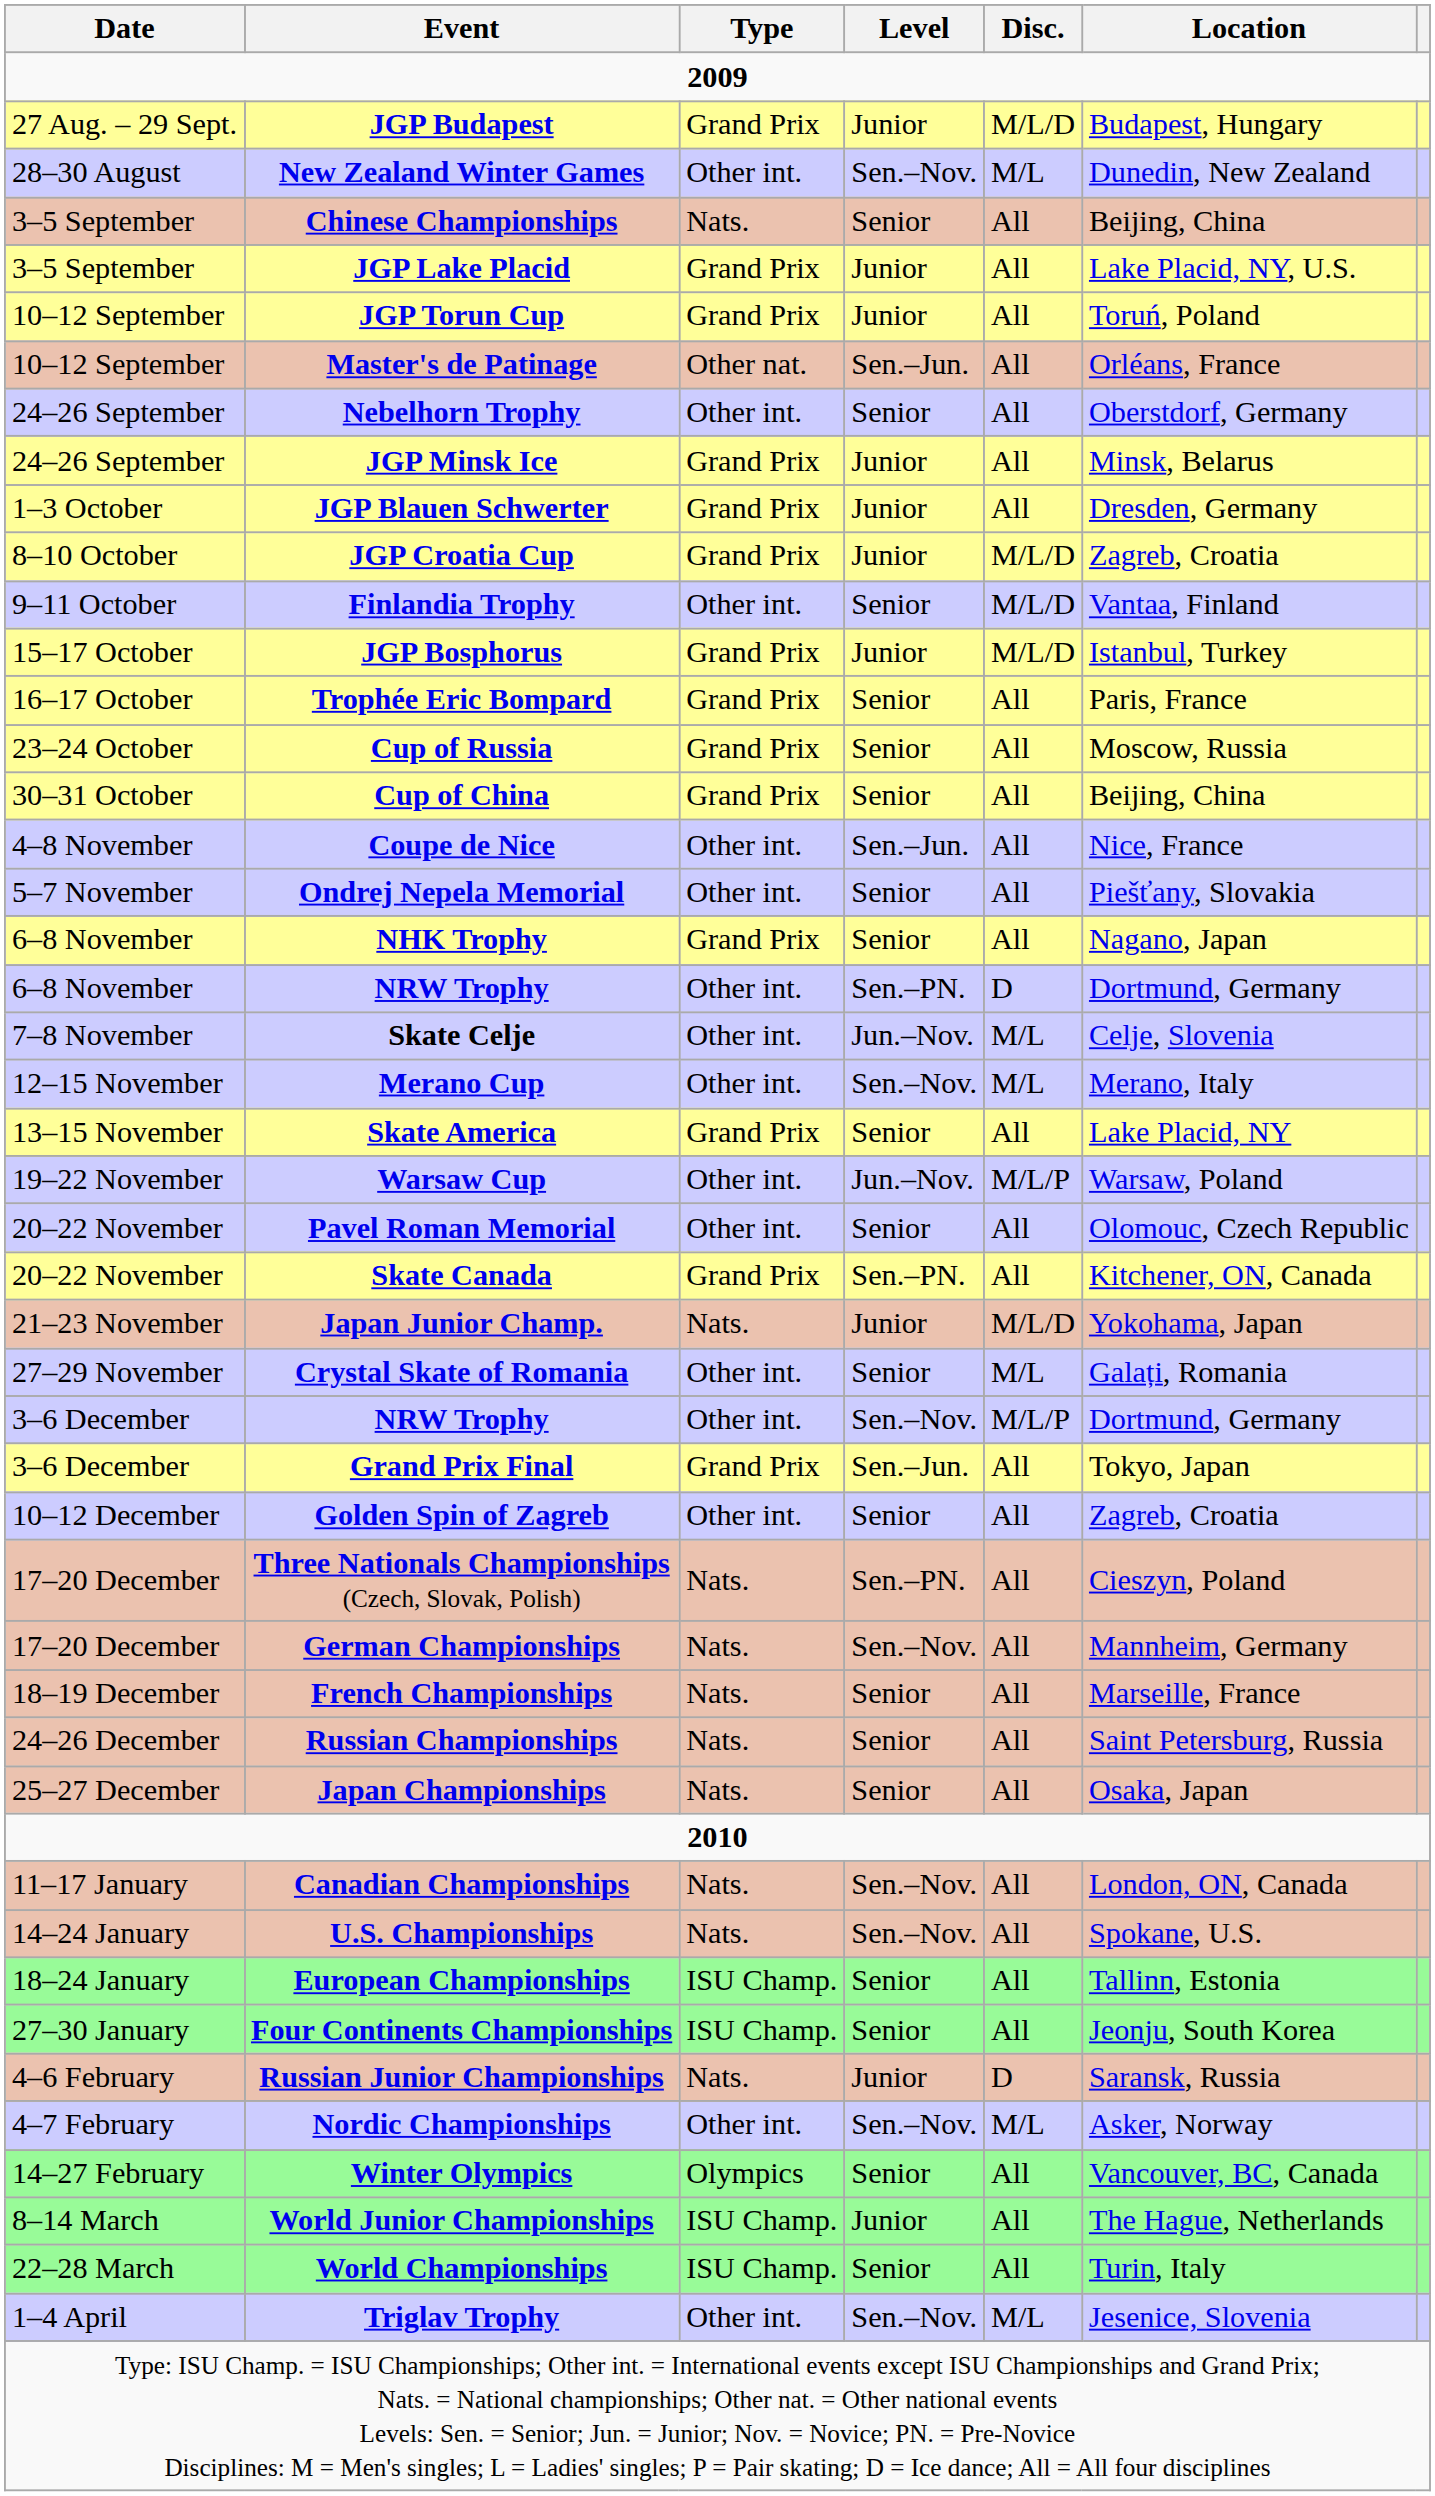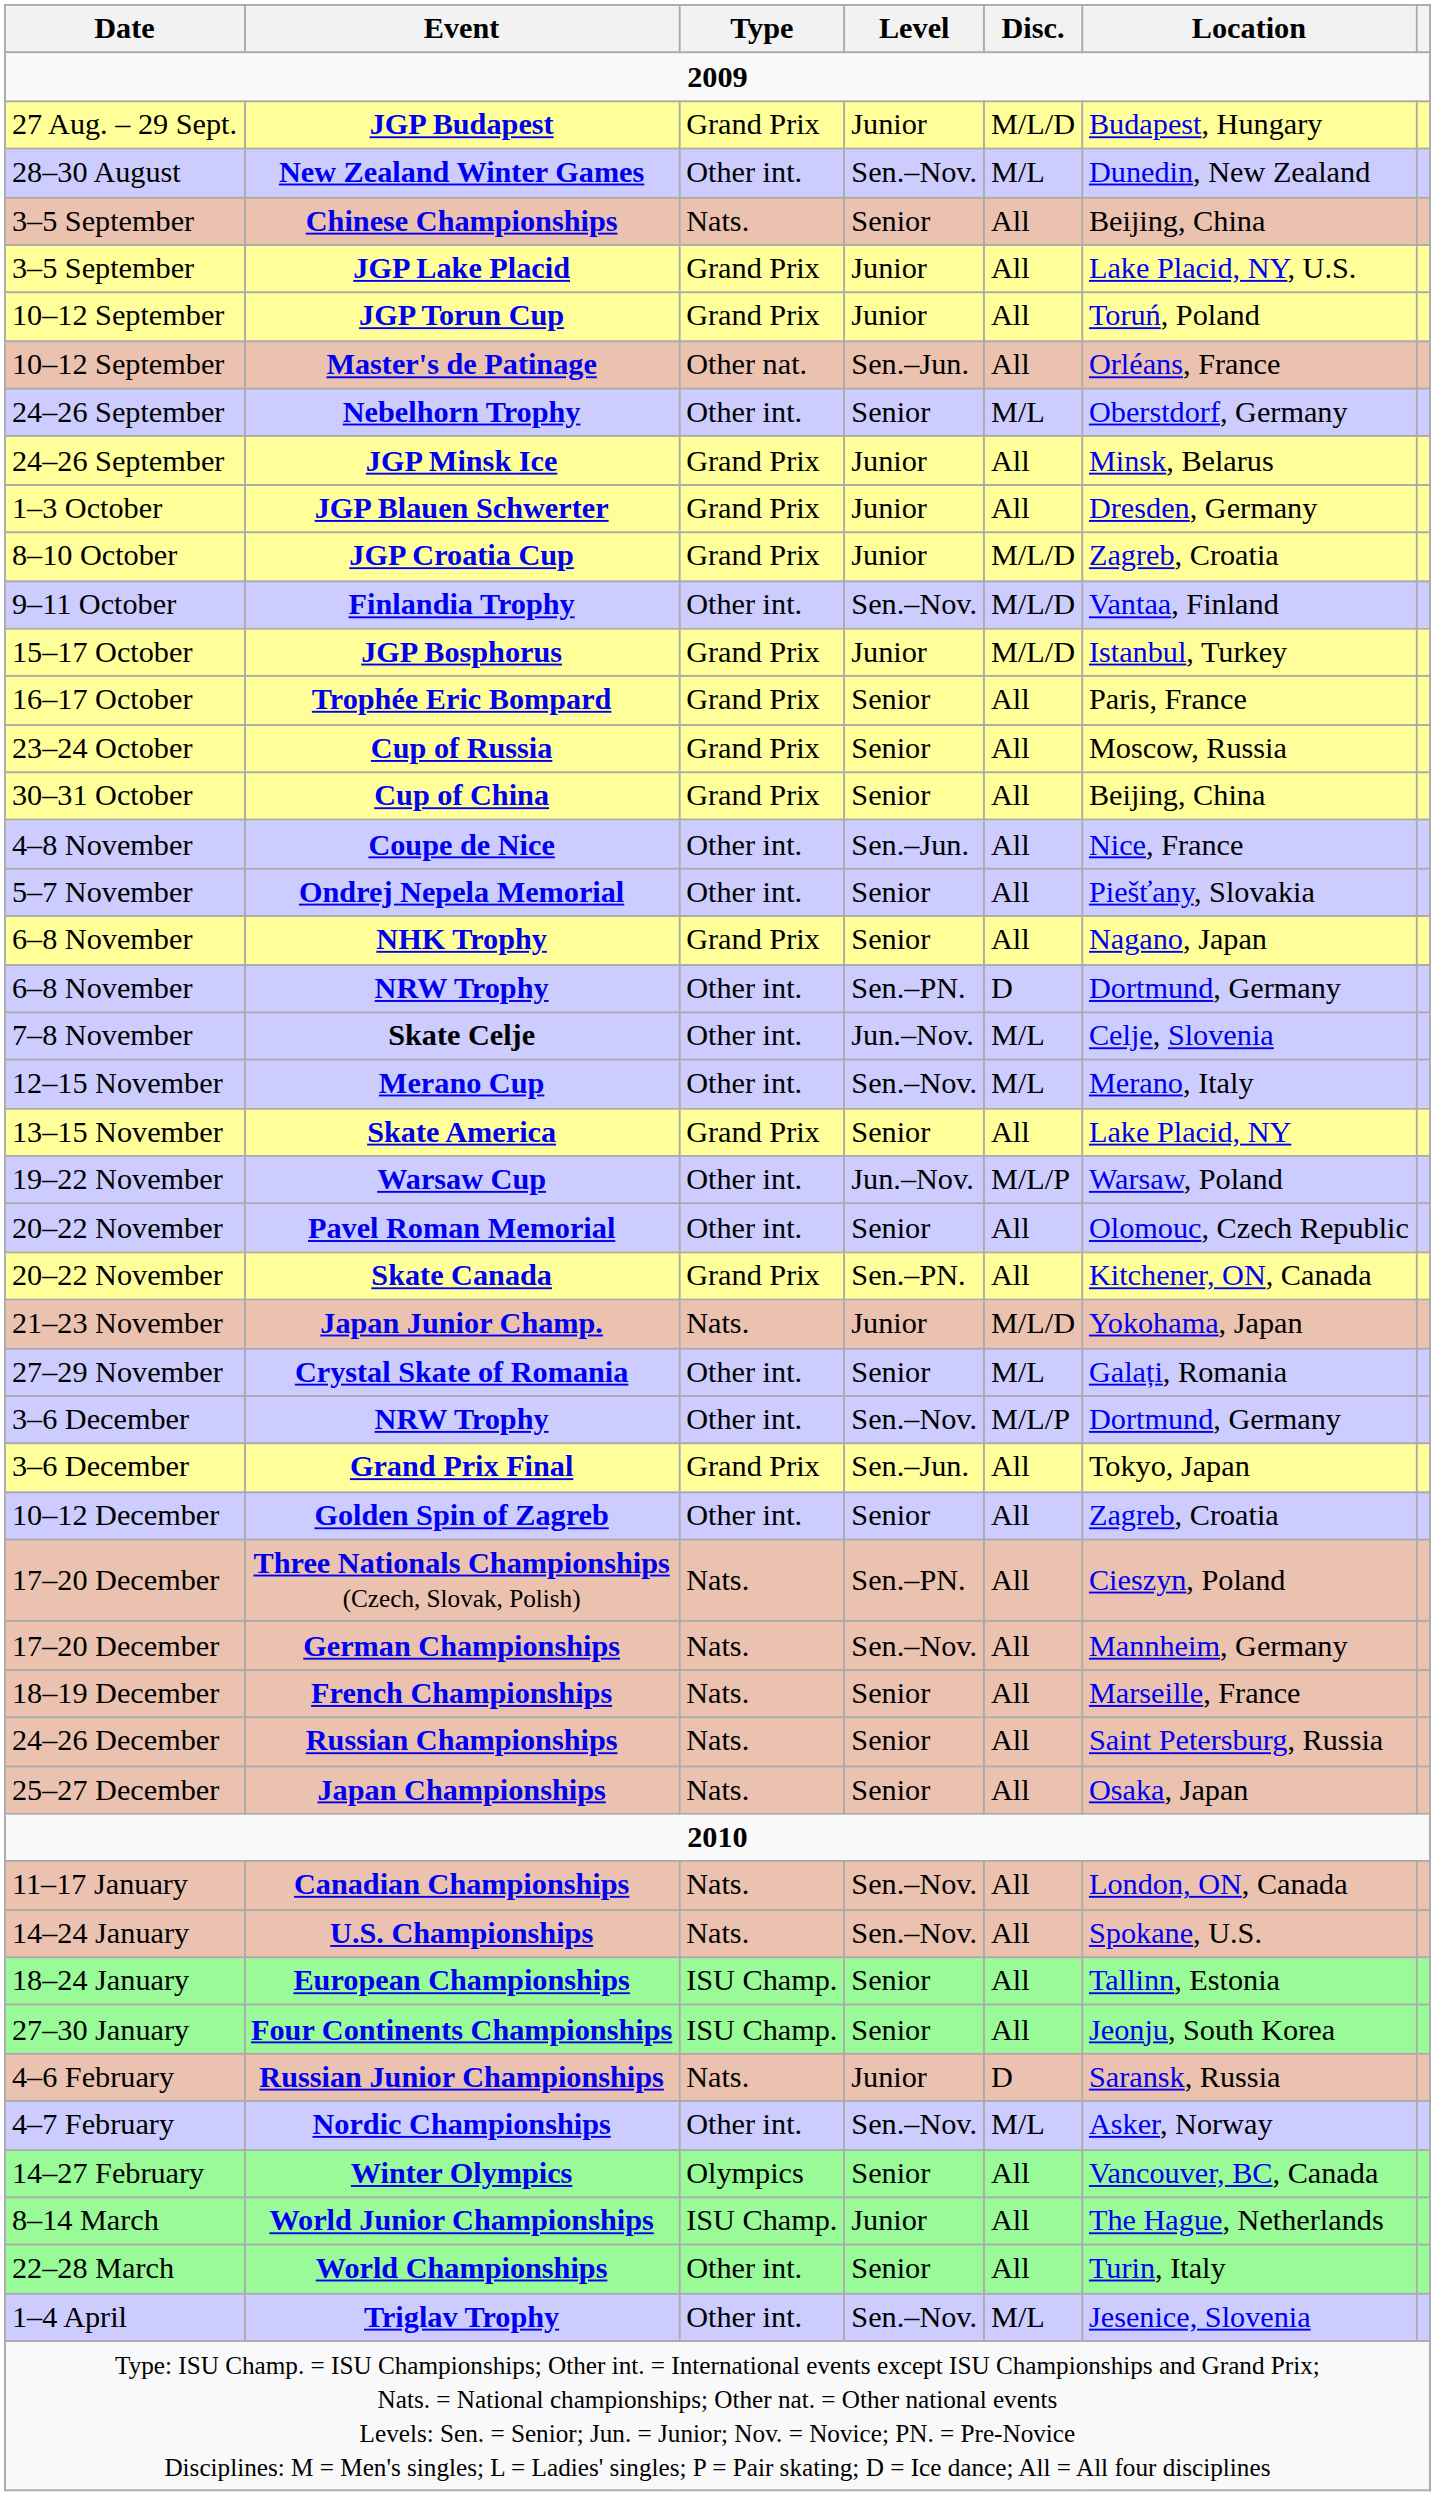(1010, 412) All -> (1018, 412) M/L
(891, 603) Senior -> (914, 603) Sen.–Nov.
(762, 2268) ISU Champ. -> (744, 2268) Other int.
